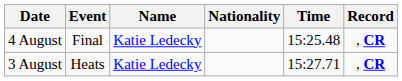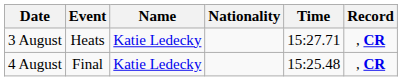rows swapped: (35, 64) <-> (35, 40)
